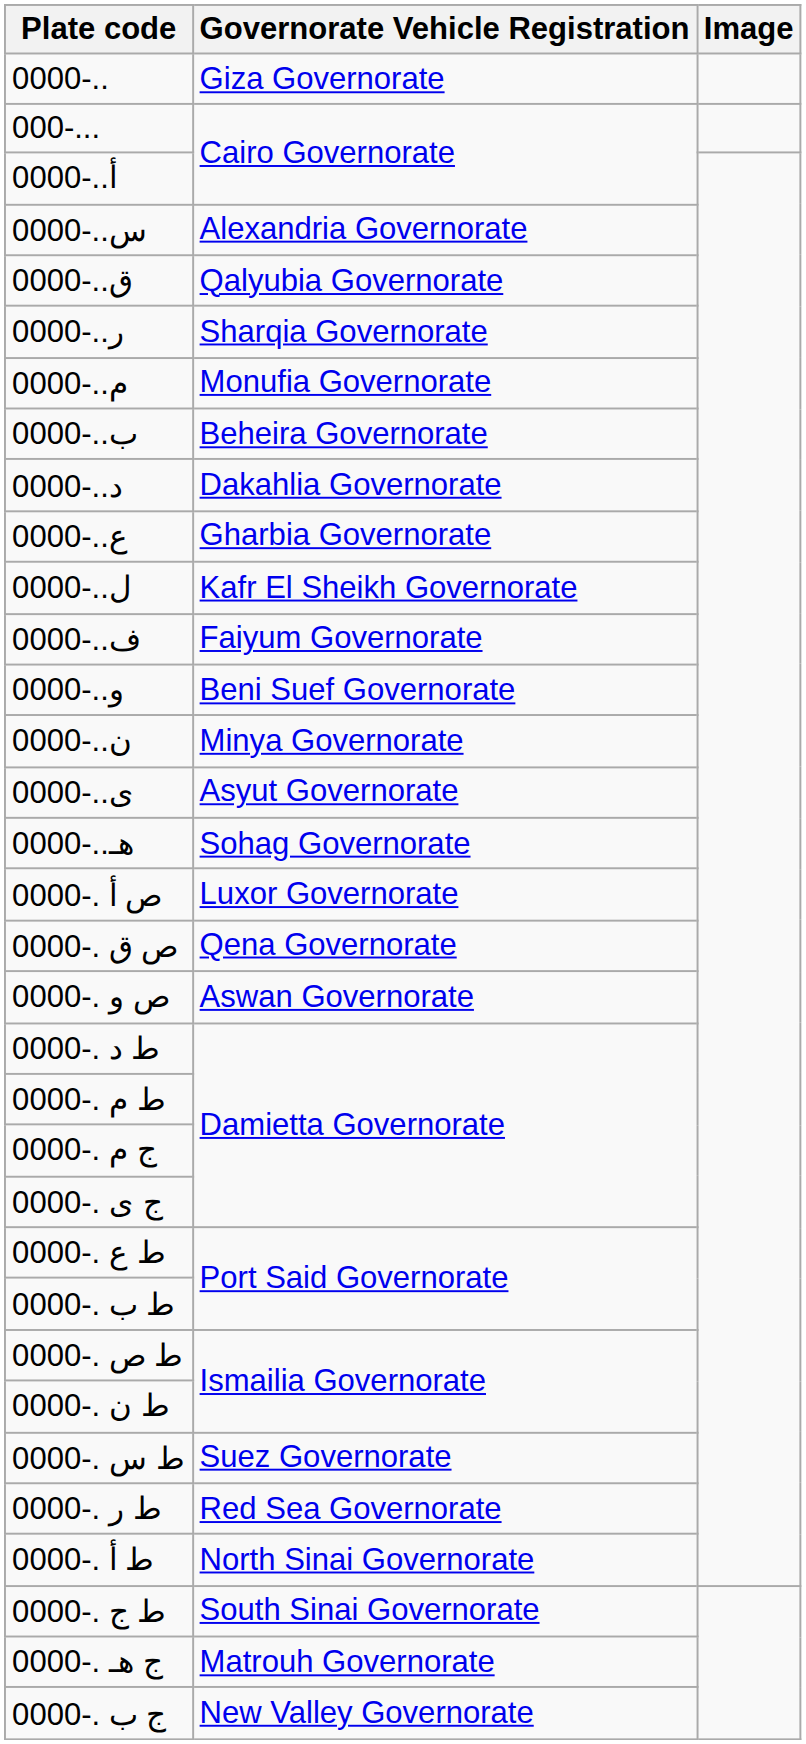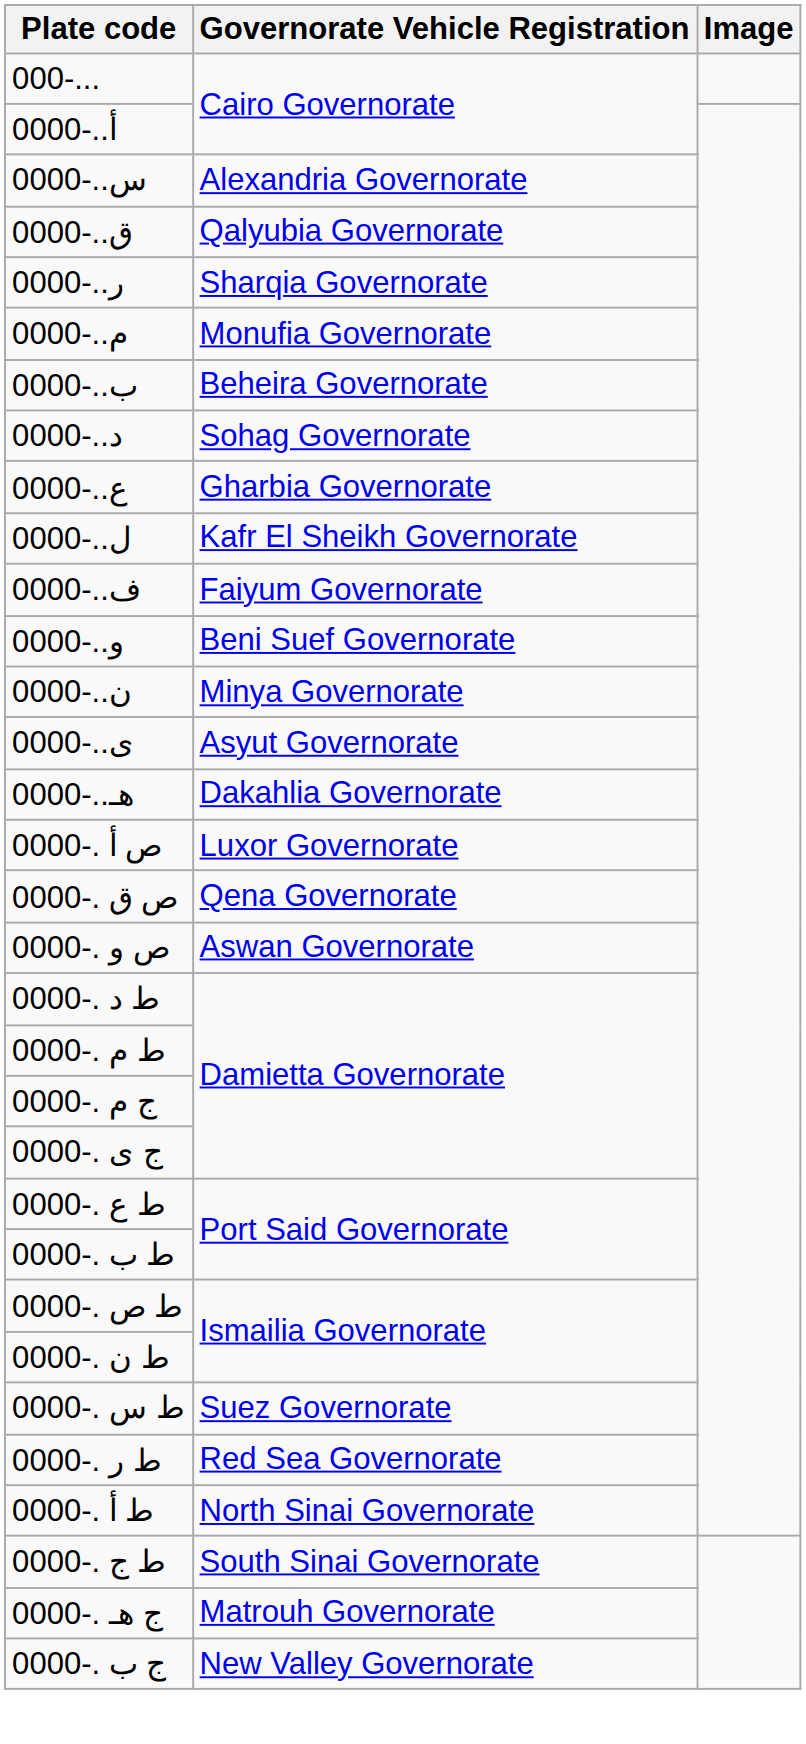- row: (60, 78)
(351, 484) Dakahlia Governorate -> (335, 435) Sohag Governorate
(335, 842) Sohag Governorate -> (351, 793) Dakahlia Governorate
